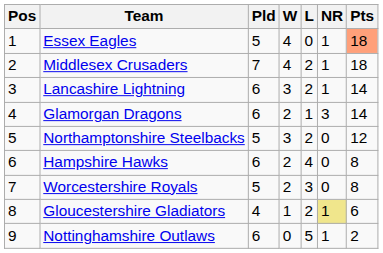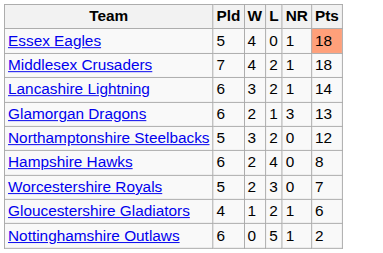- column: (22, 16)
(359, 114) 14 -> (323, 114) 13
(354, 187) 8 -> (319, 187) 7
(325, 211) khaki background -> (290, 211) no background
